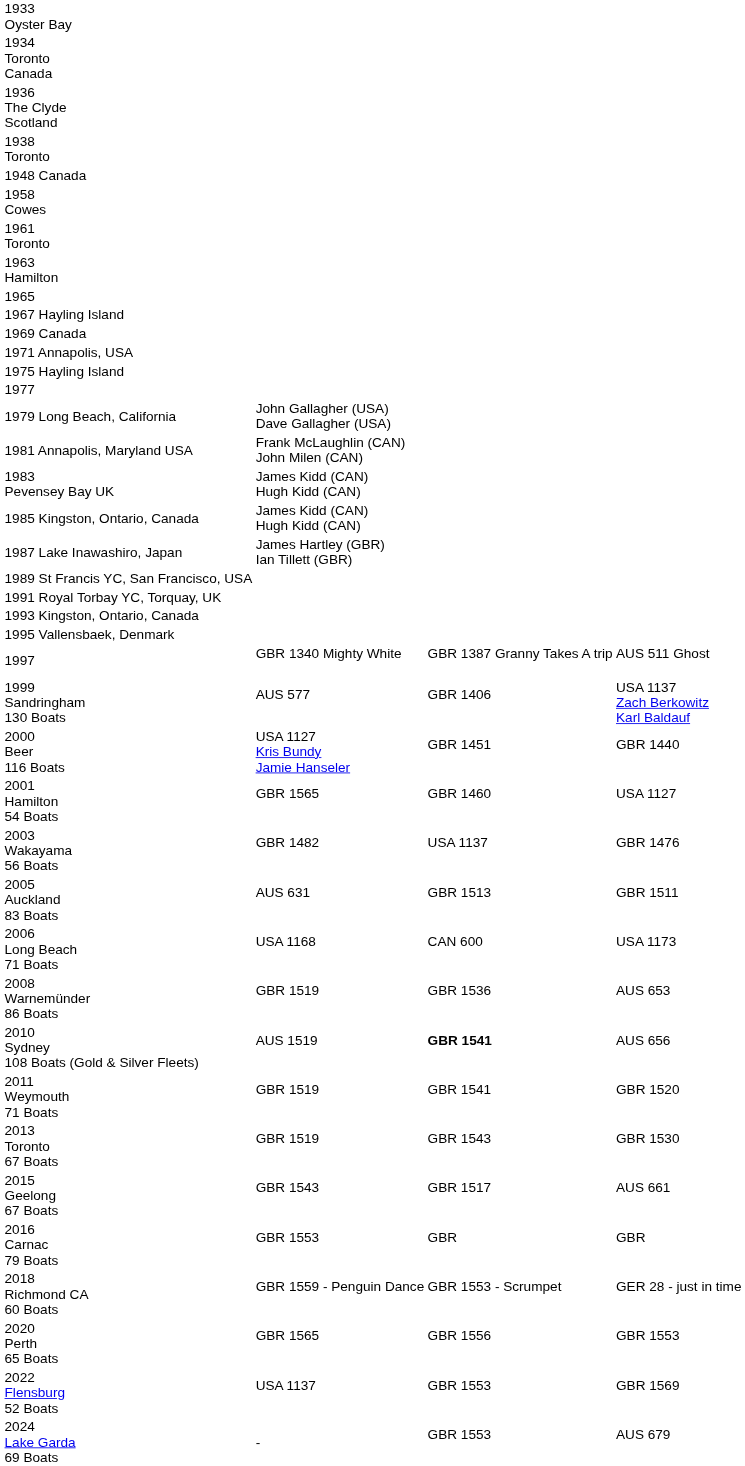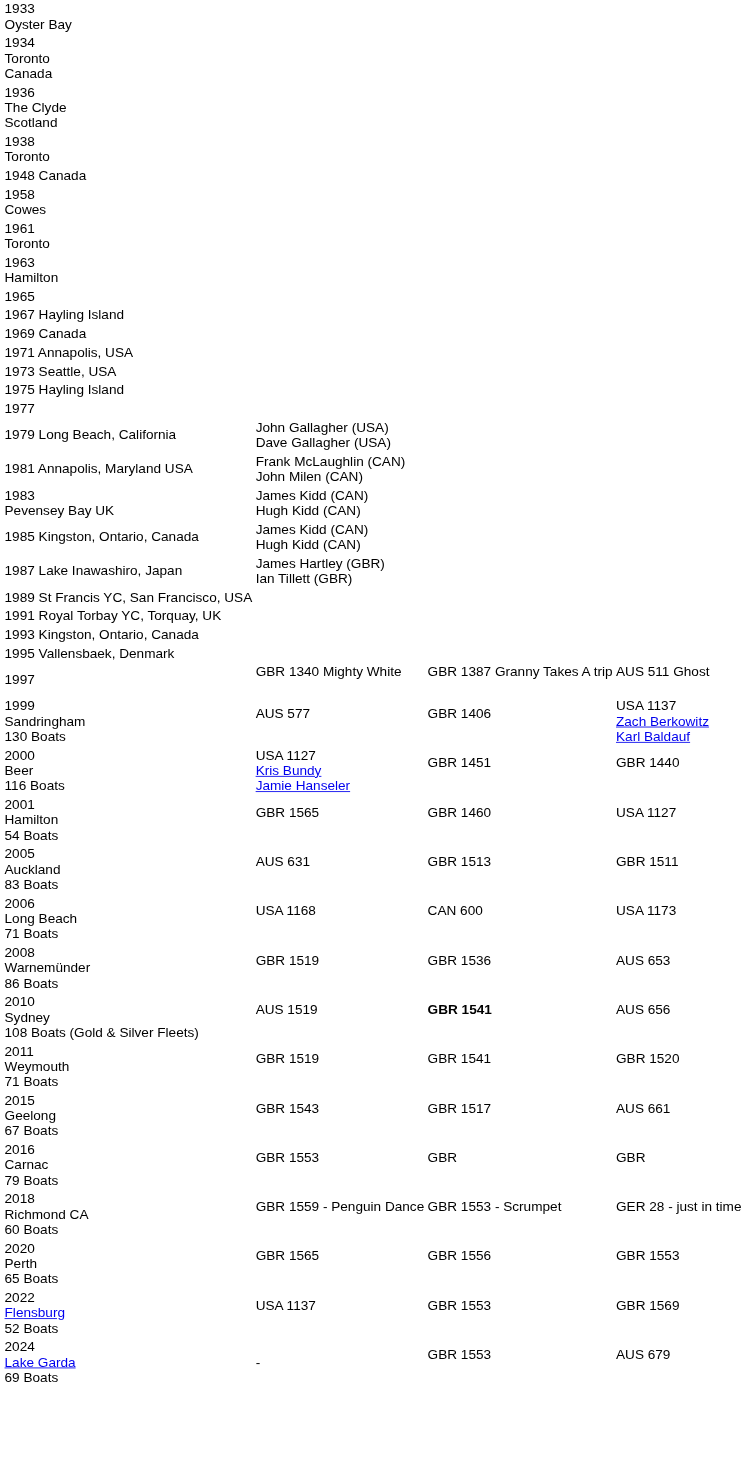+ row: (60, 371)
- row: (38, 850)
- row: (31, 1146)
